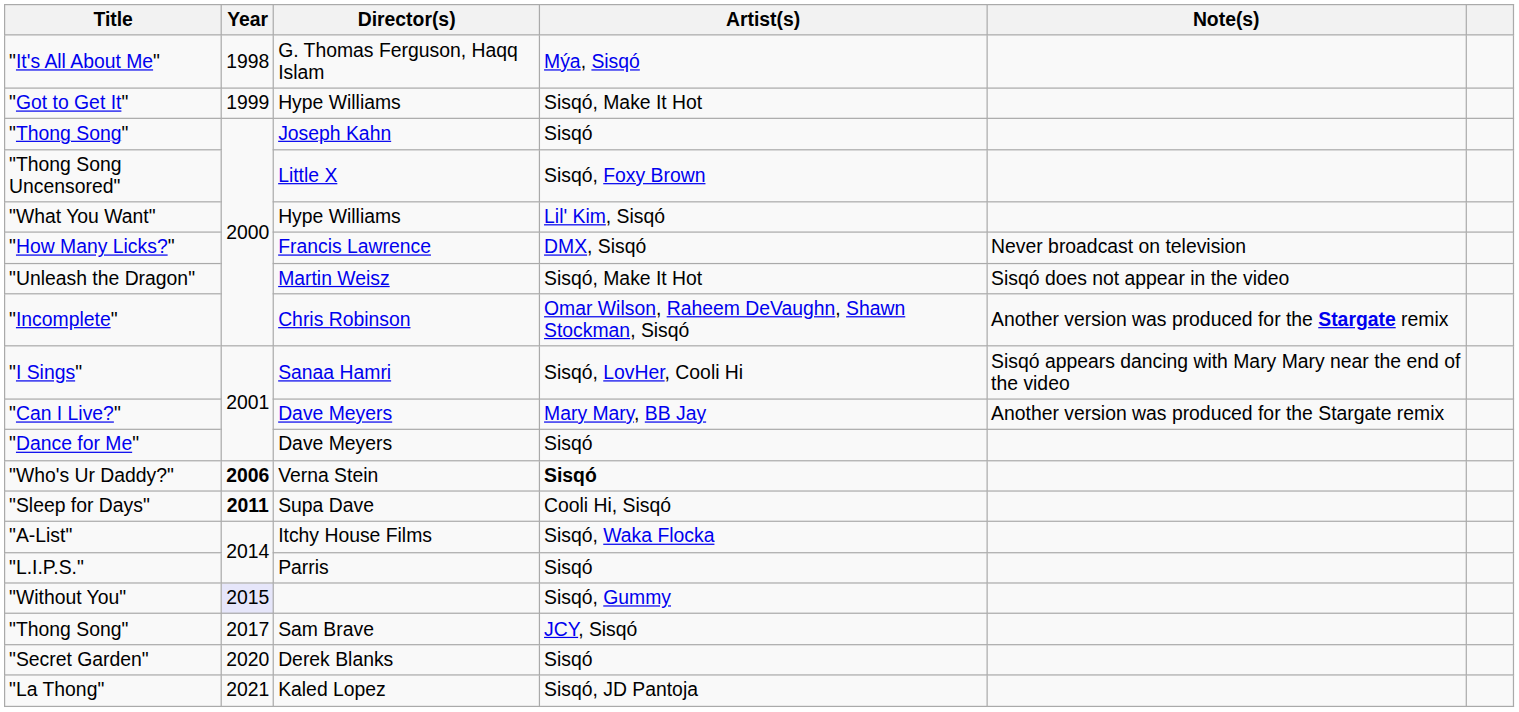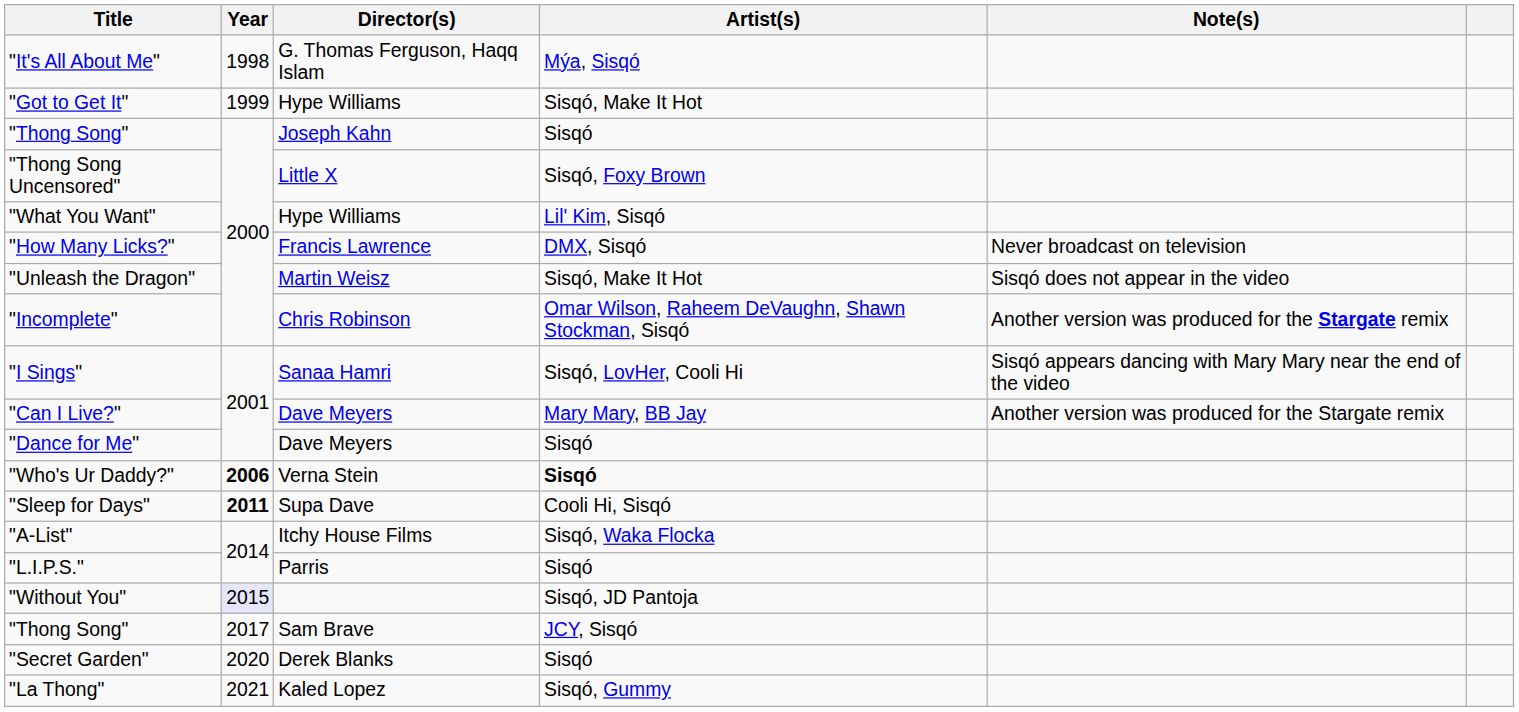(608, 598) Sisqó, Gummy -> (621, 598) Sisqó, JD Pantoja
(621, 690) Sisqó, JD Pantoja -> (608, 690) Sisqó, Gummy
